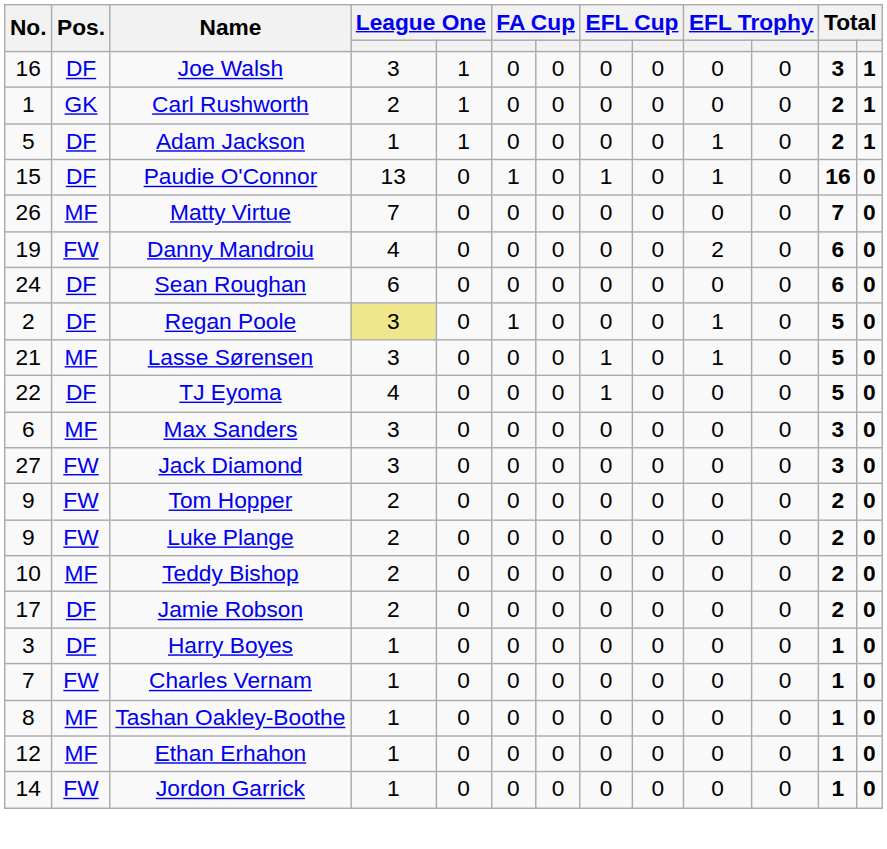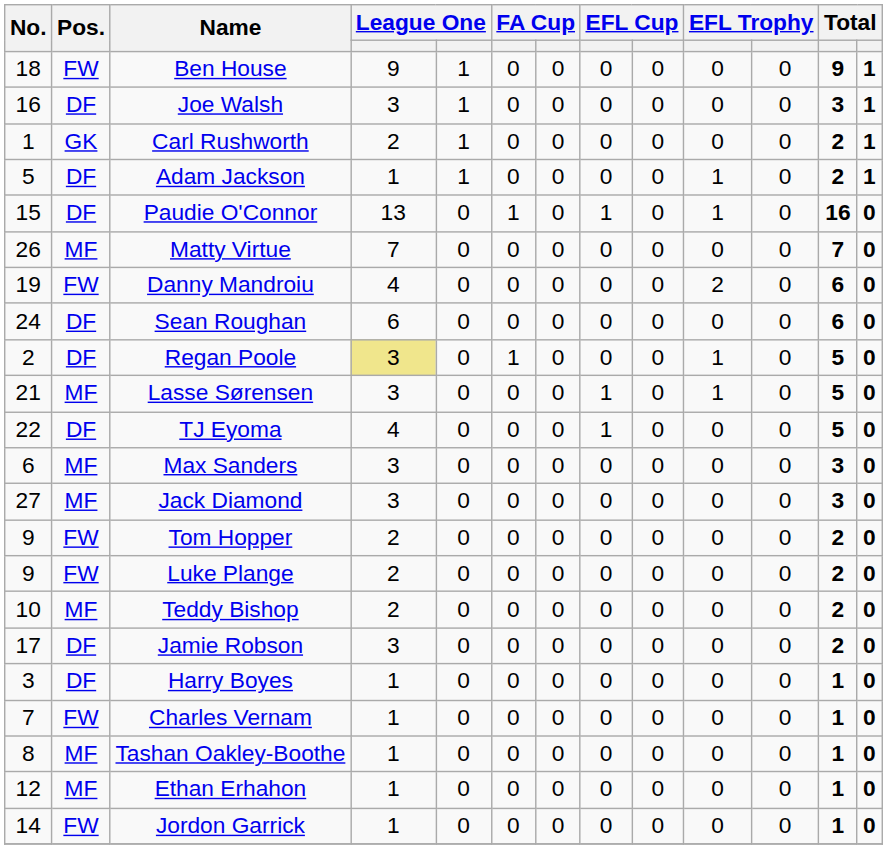+ row: (230, 69)
(81, 465) FW -> (81, 501) MF
(393, 609) 2 -> (393, 645) 3
